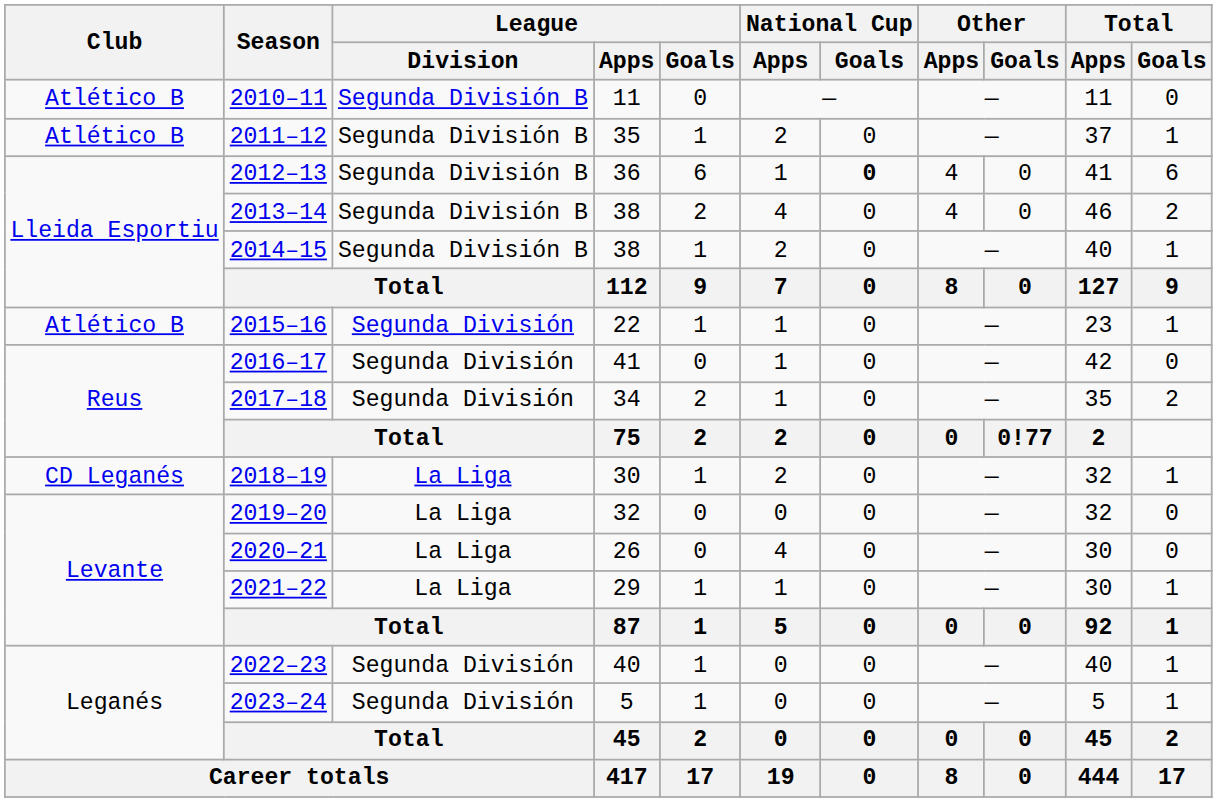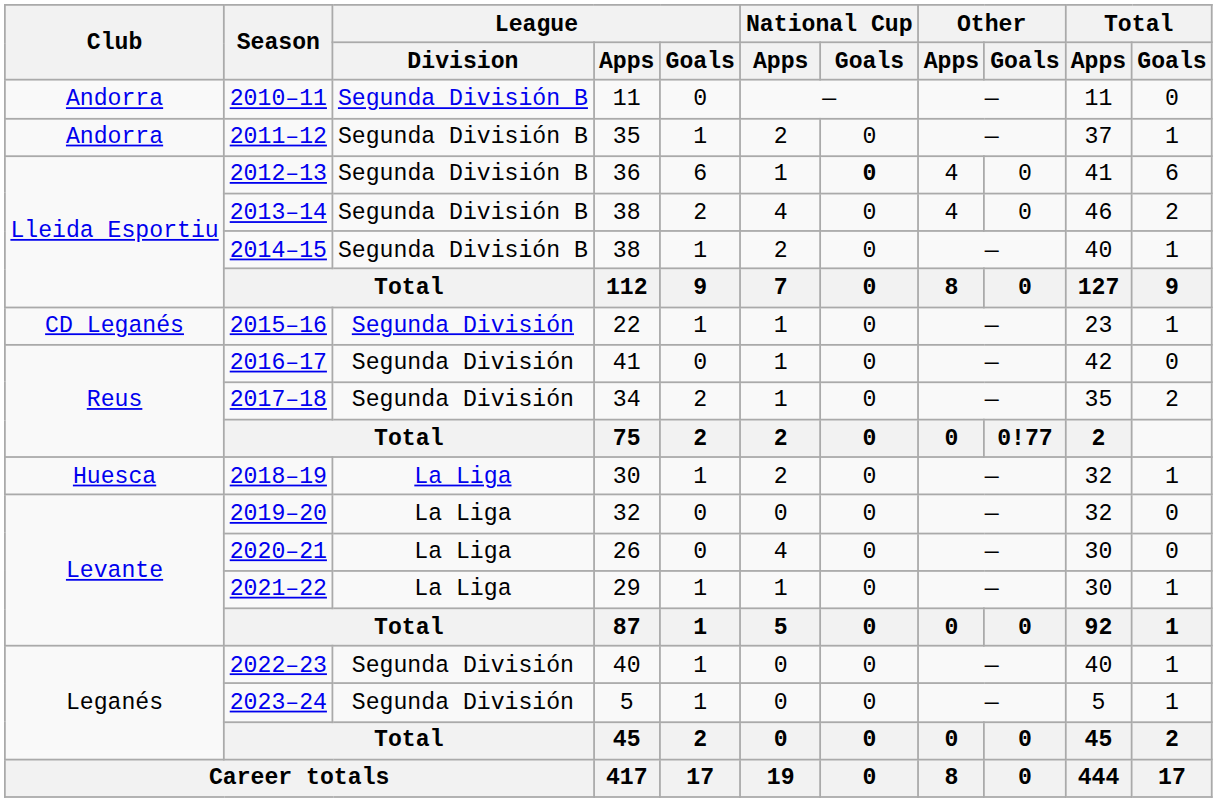(115, 99) Atlético B -> (115, 99) Andorra
(115, 137) Atlético B -> (115, 137) Andorra
(115, 325) Atlético B -> (115, 325) CD Leganés
(115, 476) CD Leganés -> (115, 476) Huesca
